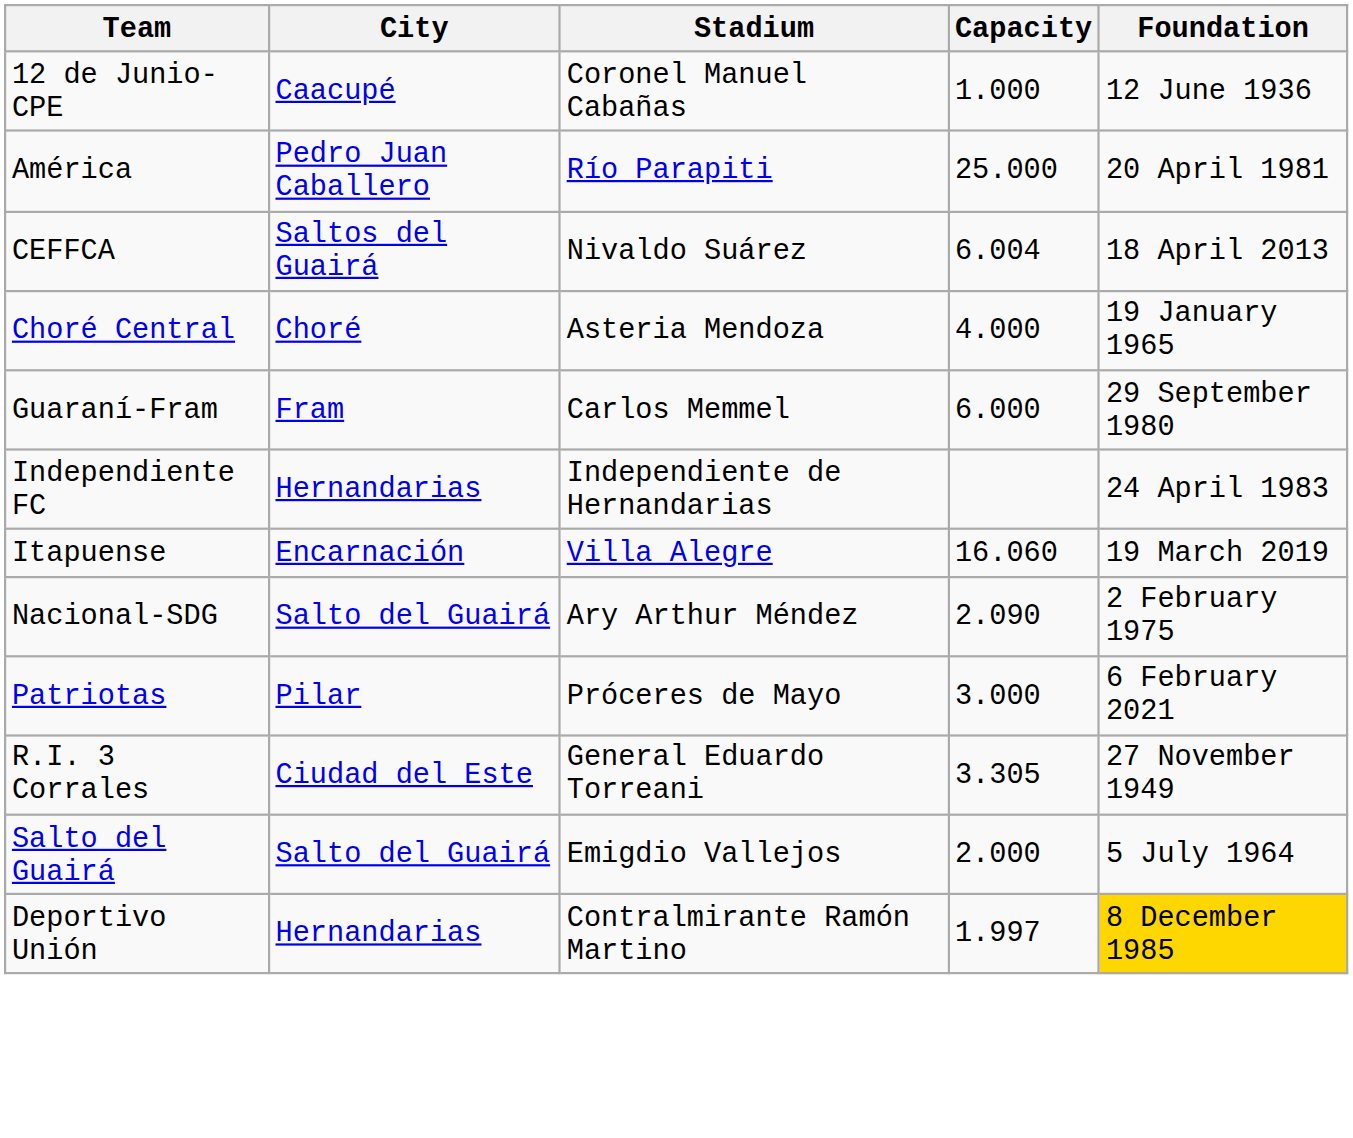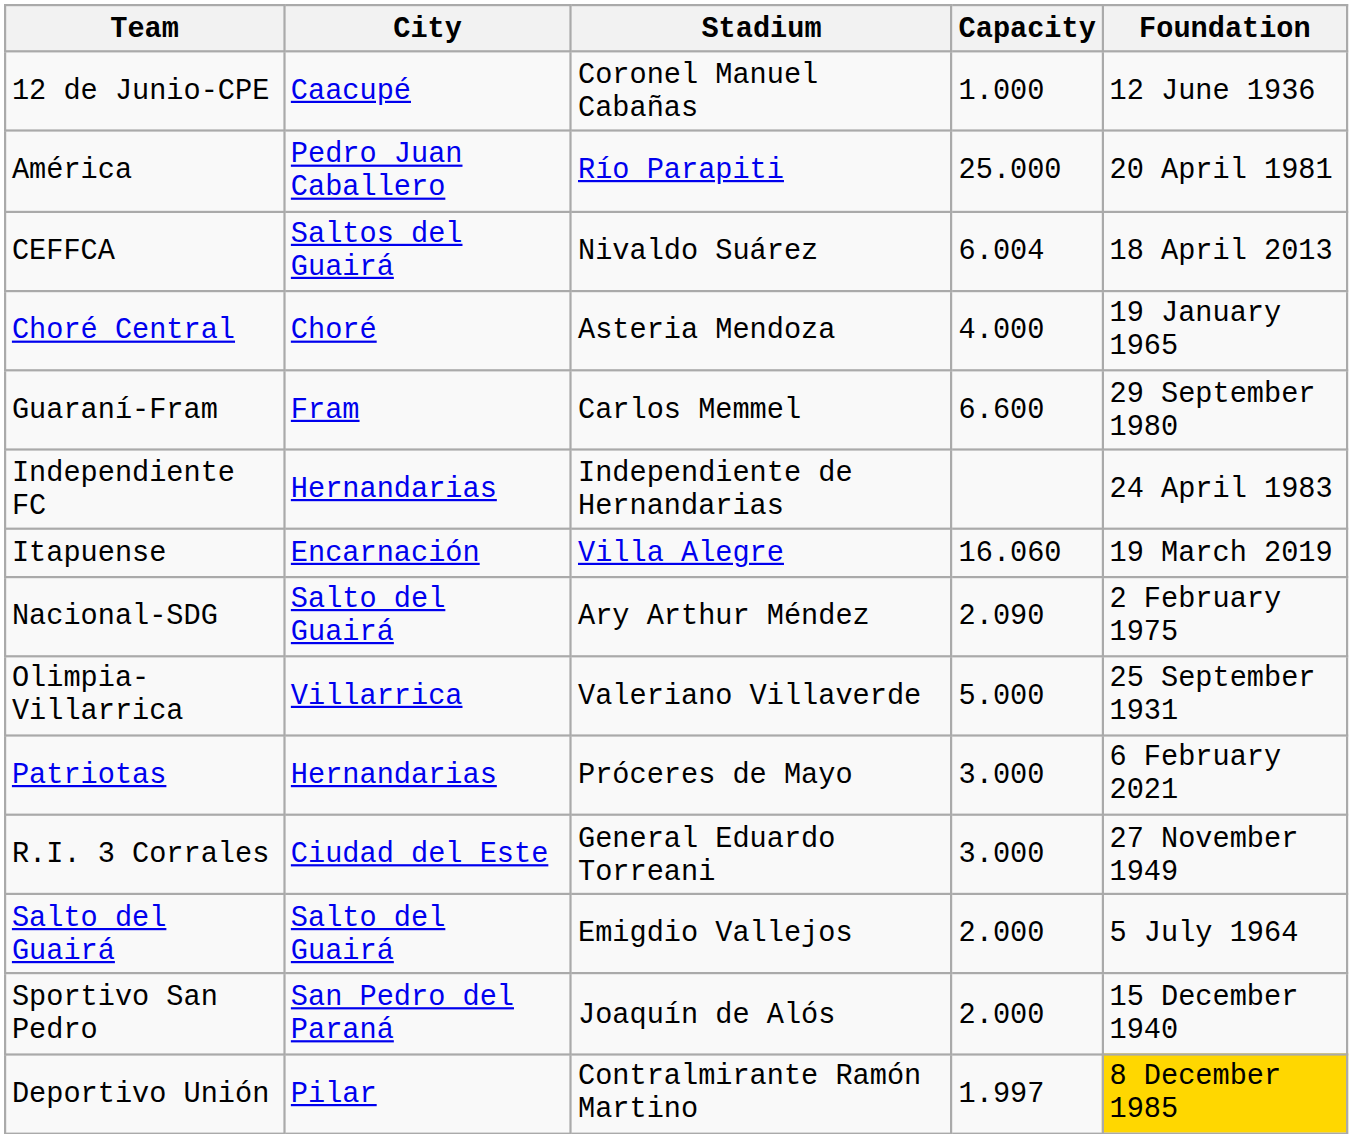(998, 410) 6.000 -> (1001, 410) 6.600
+ row: (98, 695)
(318, 695) Pilar -> (394, 775) Hernandarias
(998, 775) 3.305 -> (1001, 855) 3.000
+ row: (115, 1014)
(378, 934) Hernandarias -> (334, 1093) Pilar
